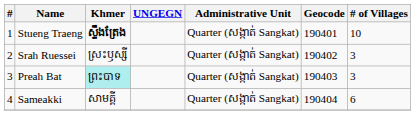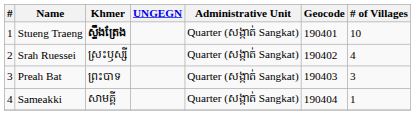(353, 55) 3 -> (353, 55) 4
(104, 76) paleturquoise background -> (104, 76) no background
(353, 99) 6 -> (353, 99) 1
